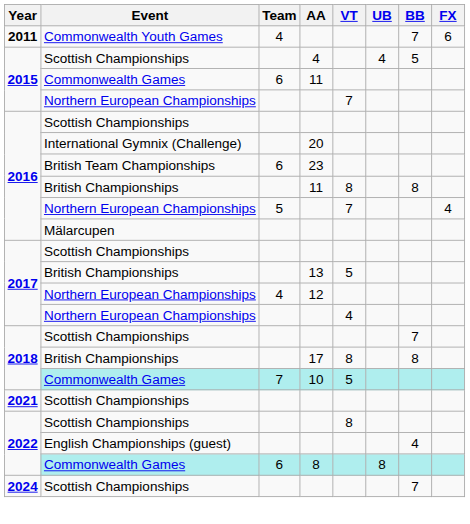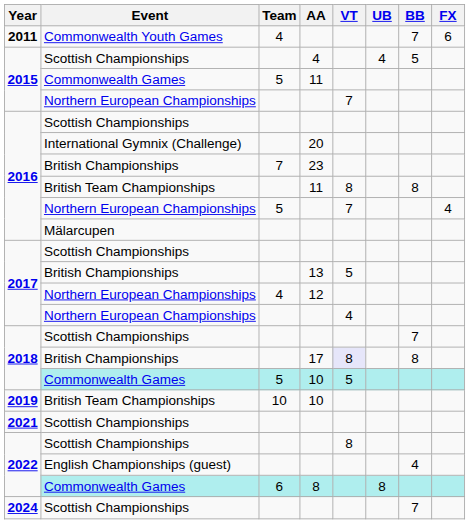(279, 80) 6 -> (279, 80) 5
(129, 165) British Team Championships -> (111, 165) British Championships
(279, 165) 6 -> (279, 165) 7
(111, 187) British Championships -> (129, 187) British Team Championships
(349, 358) no background -> (349, 358) lavender background
(279, 379) 7 -> (279, 379) 5
+ row: (23, 401)
